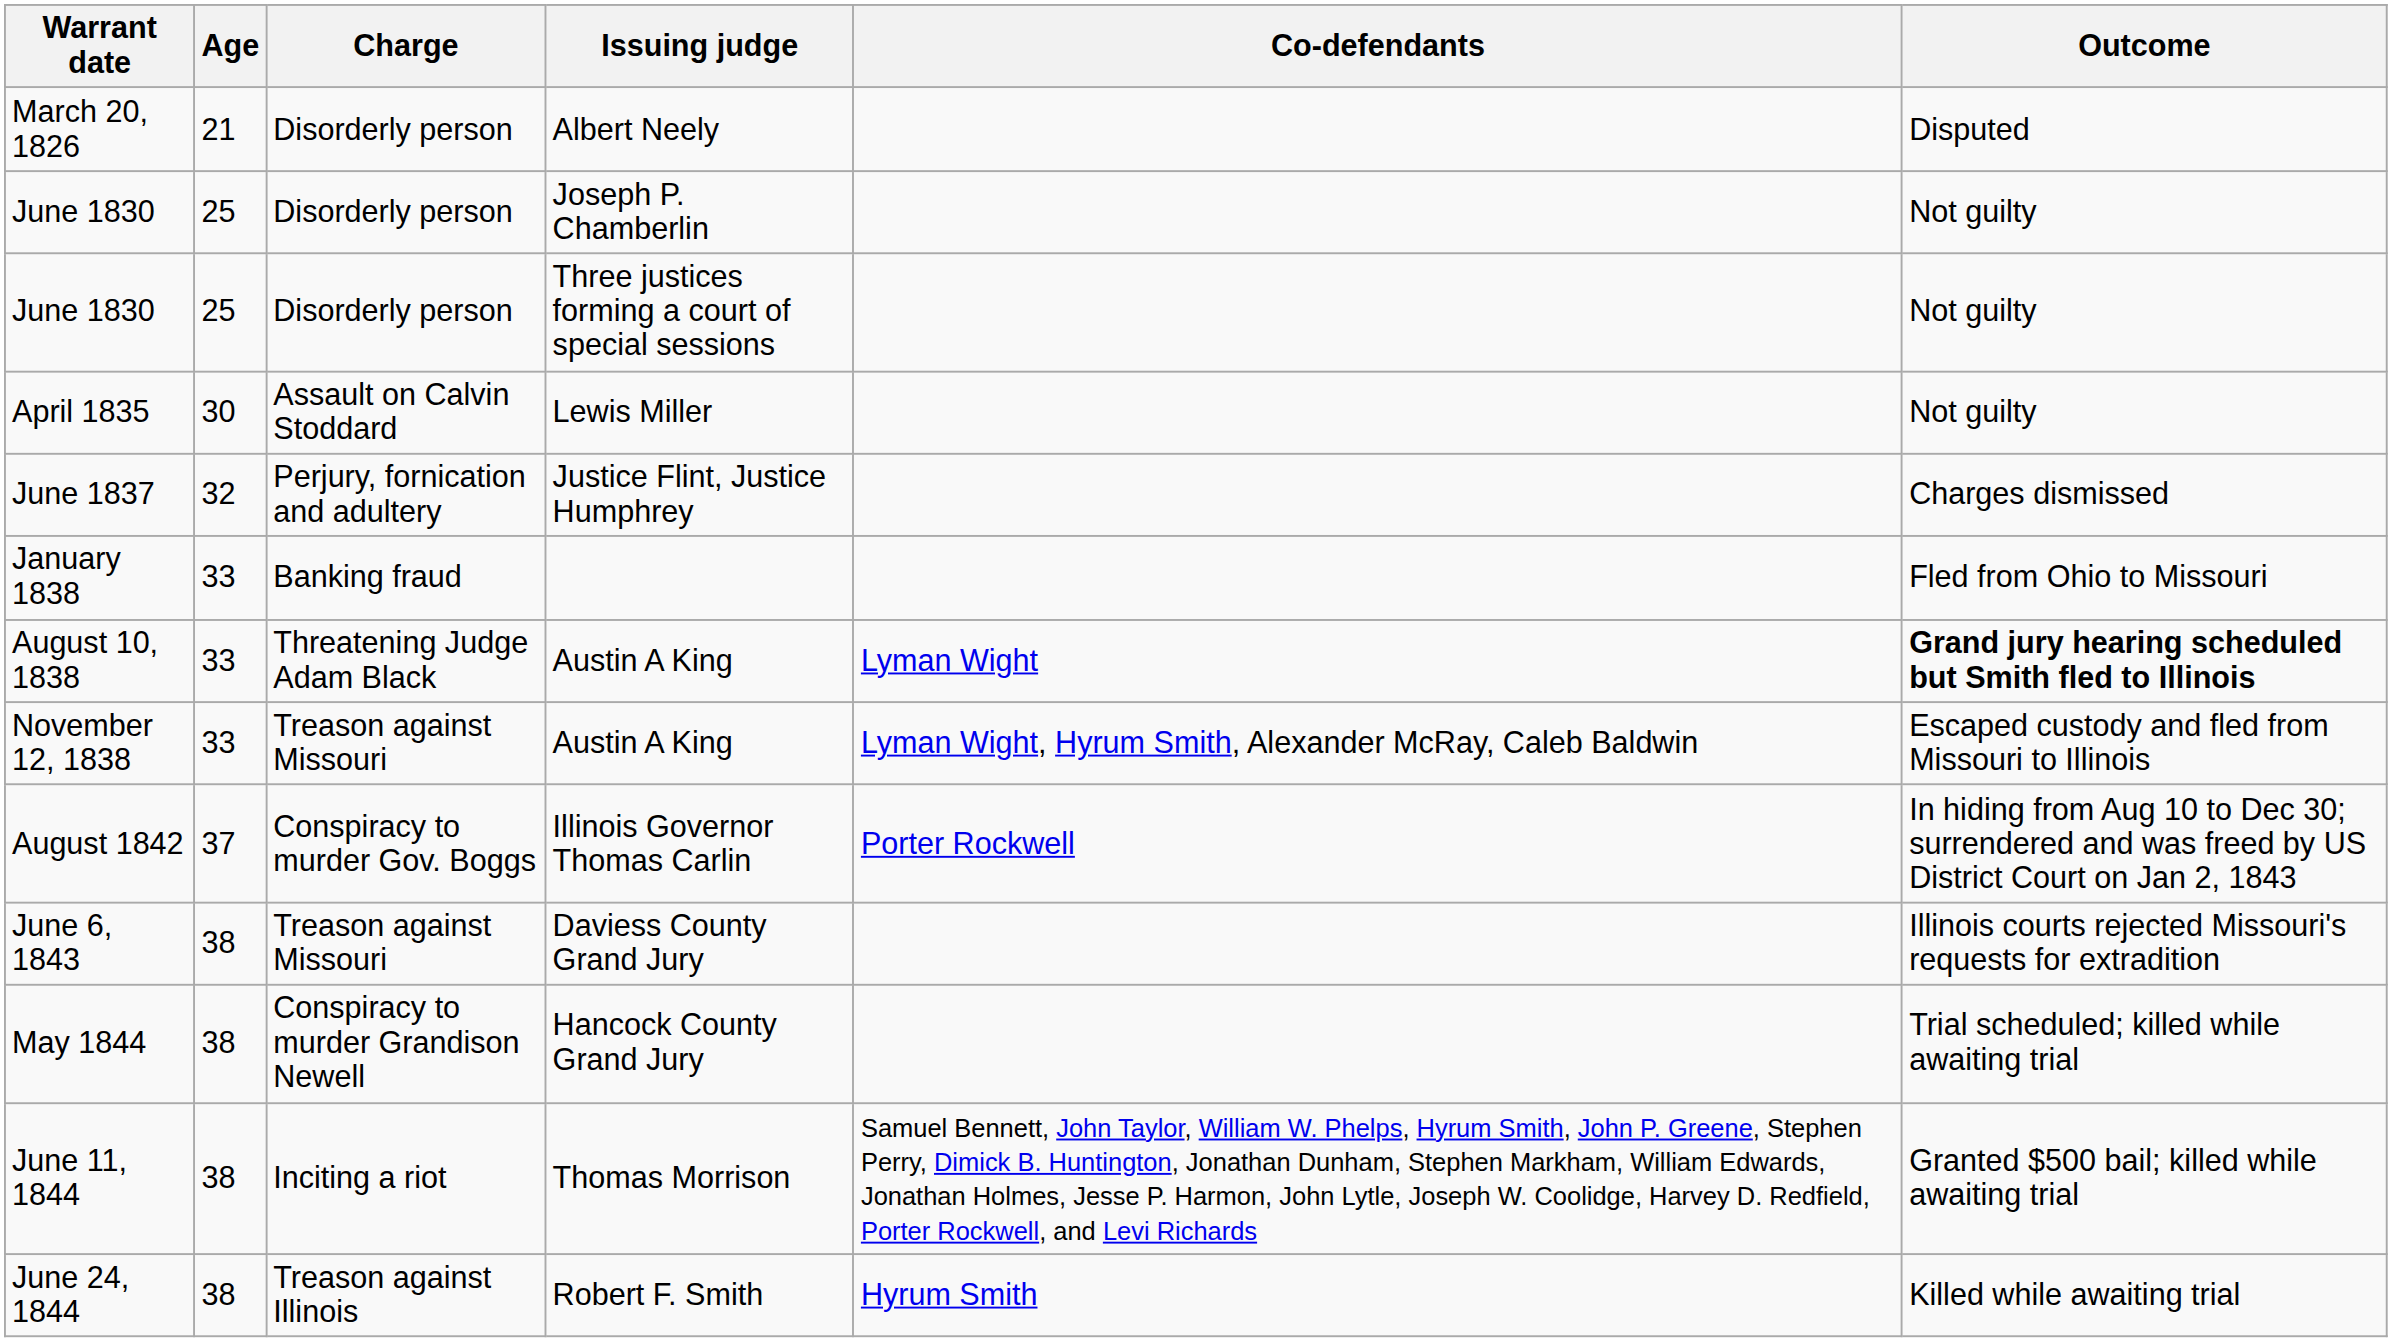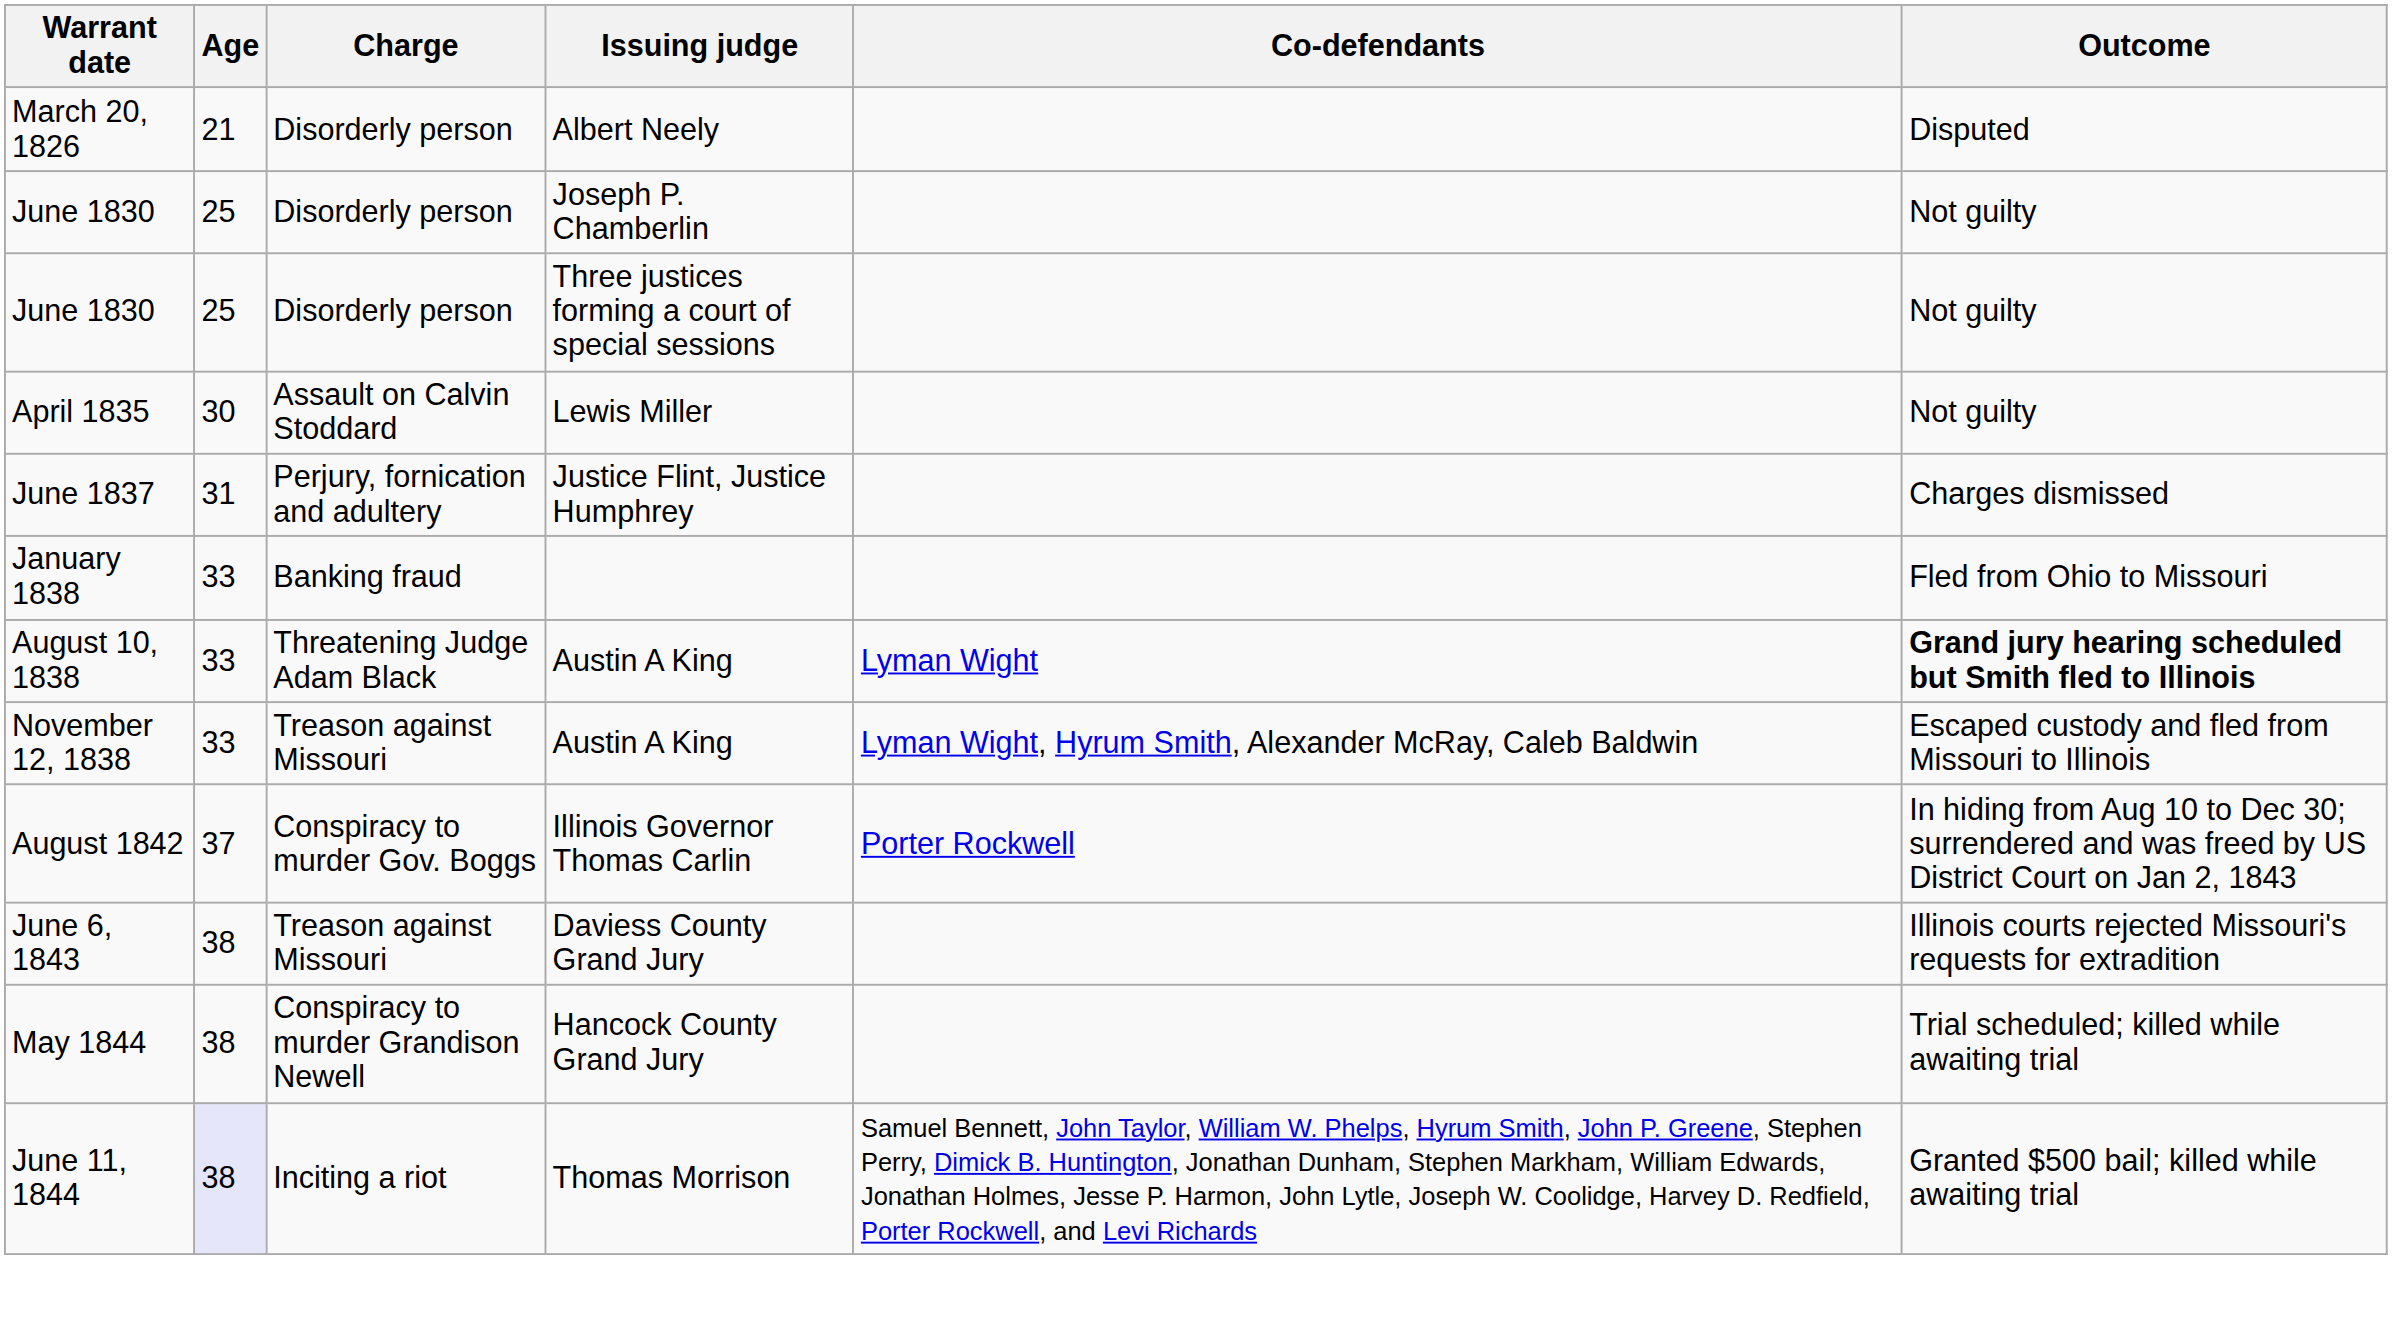(218, 494) 32 -> (218, 494) 31
(218, 1177) no background -> (218, 1177) lavender background
- row: (71, 1294)
